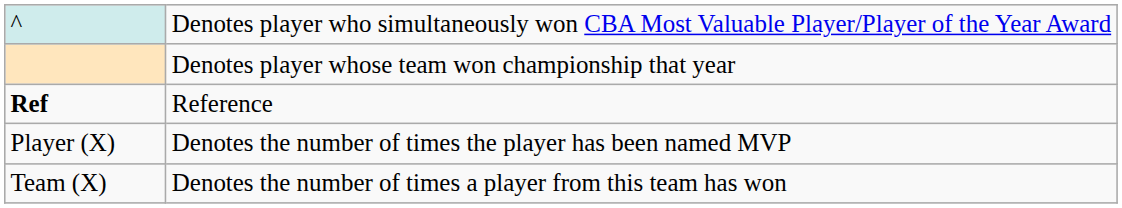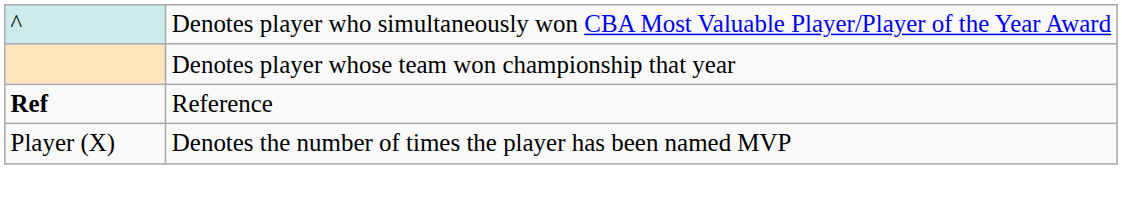- row: (59, 182)
